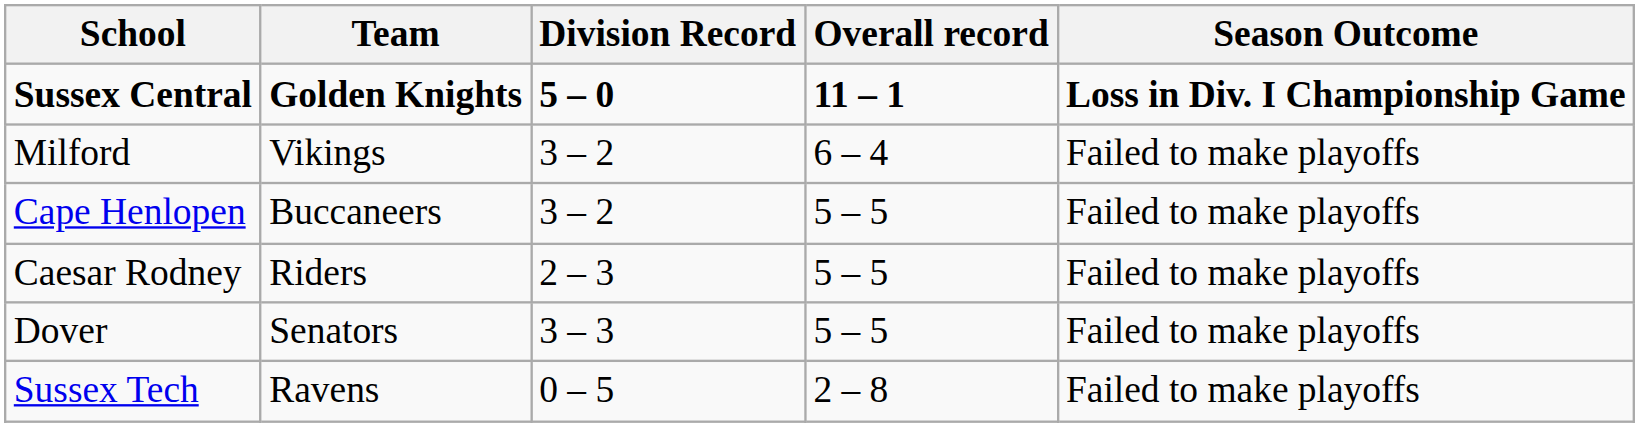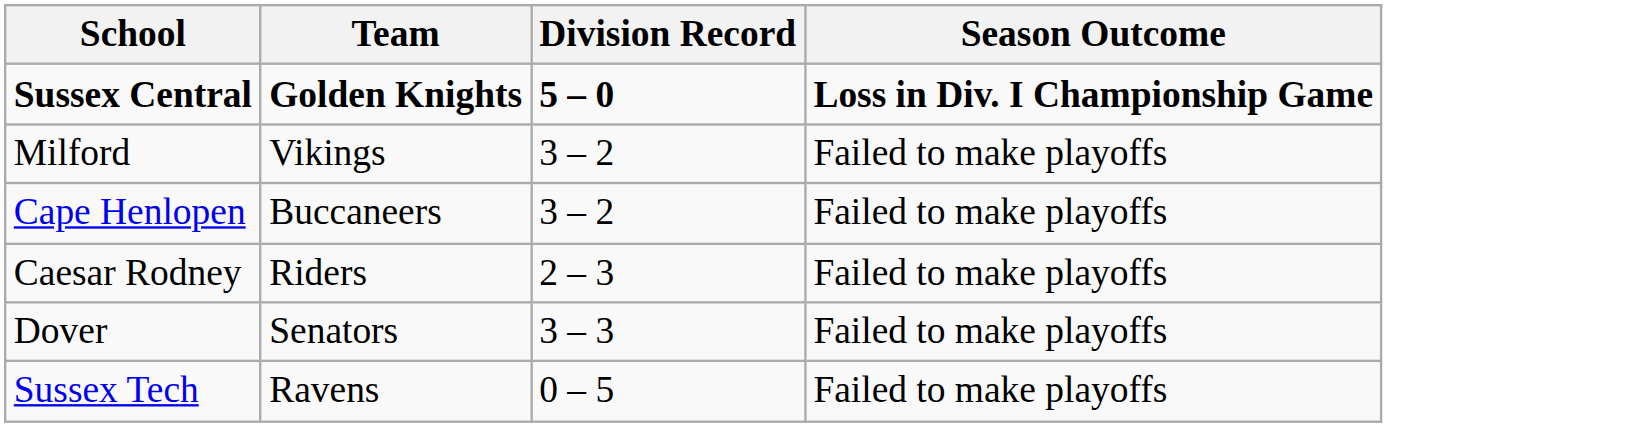- column: (931, 34)
